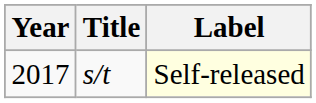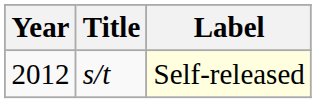(41, 73) 2017 -> (41, 73) 2012
